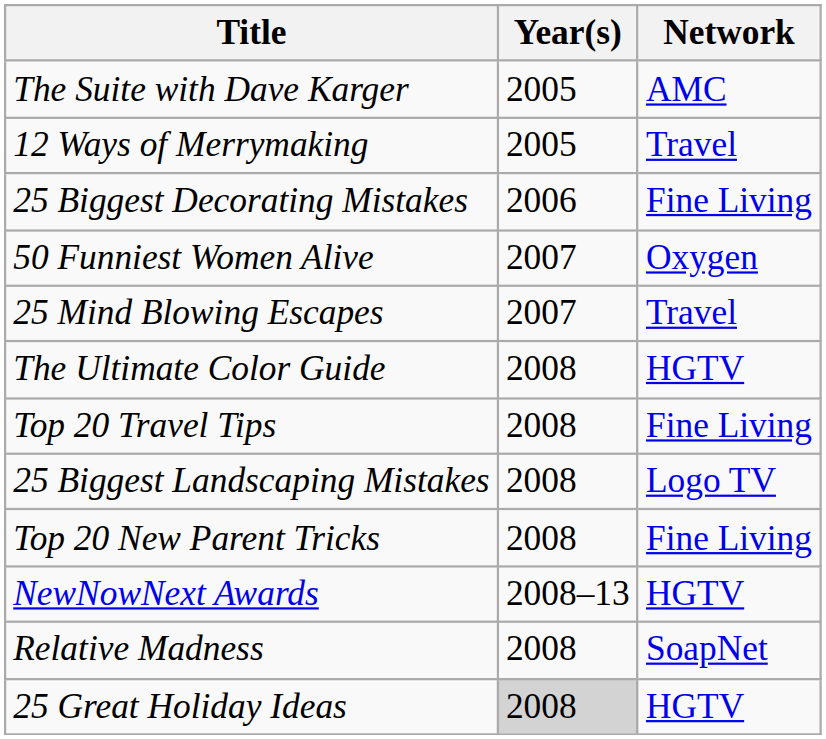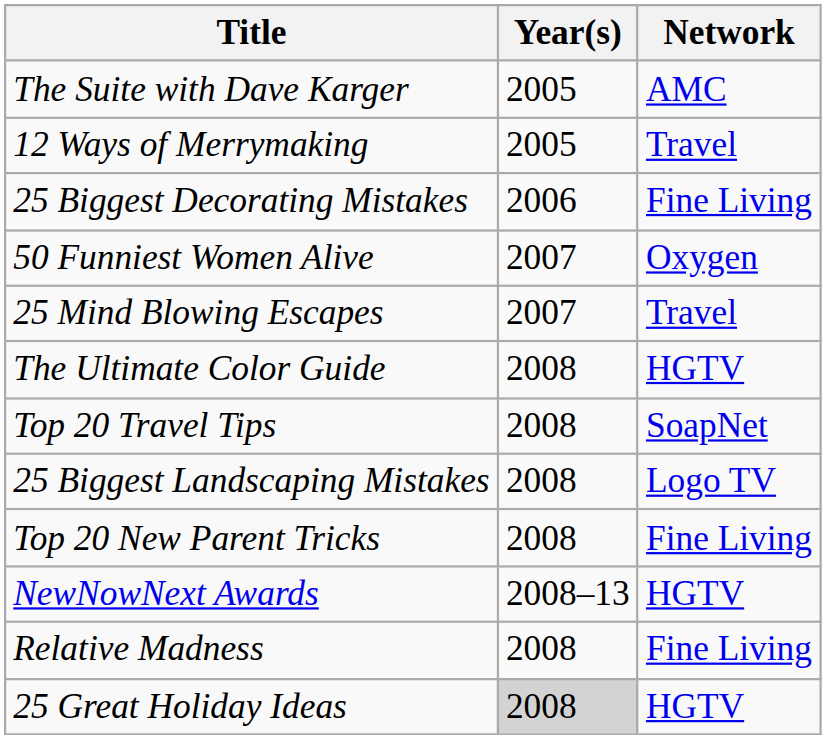(729, 425) Fine Living -> (707, 425) SoapNet
(707, 649) SoapNet -> (729, 649) Fine Living
